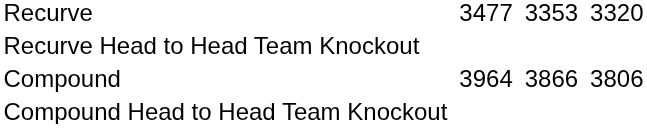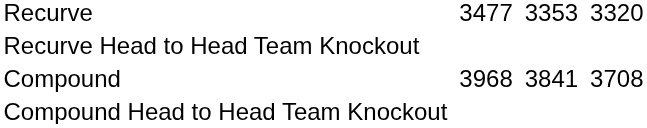(486, 78) 3964 -> (486, 78) 3968
(551, 78) 3866 -> (551, 78) 3841
(617, 78) 3806 -> (617, 78) 3708
